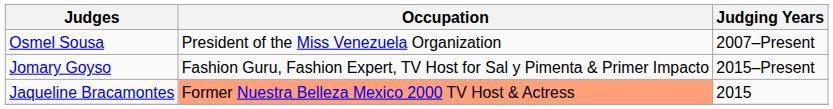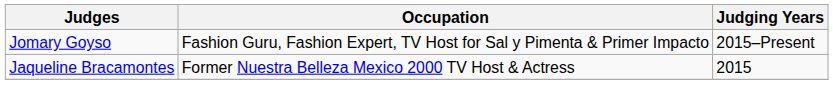- row: (57, 42)
(378, 92) lightsalmon background -> (378, 67) no background
